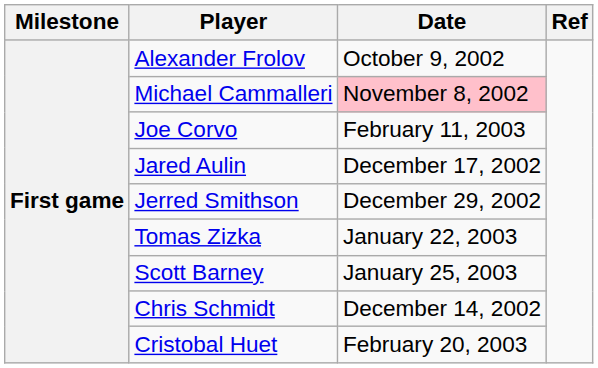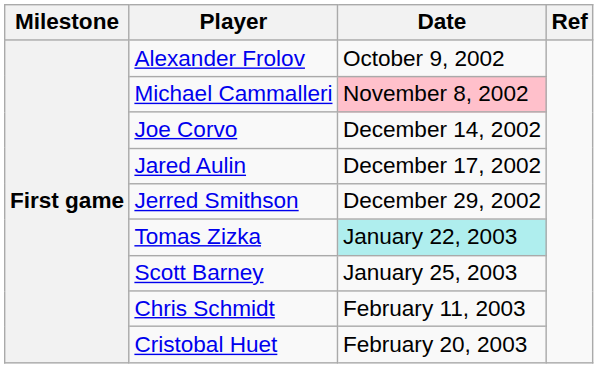(434, 129) February 11, 2003 -> (442, 129) December 14, 2002
(430, 237) no background -> (430, 237) paleturquoise background
(442, 308) December 14, 2002 -> (434, 308) February 11, 2003
